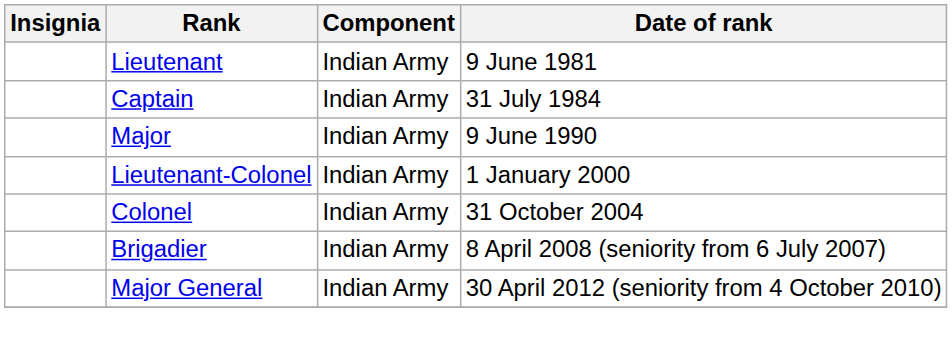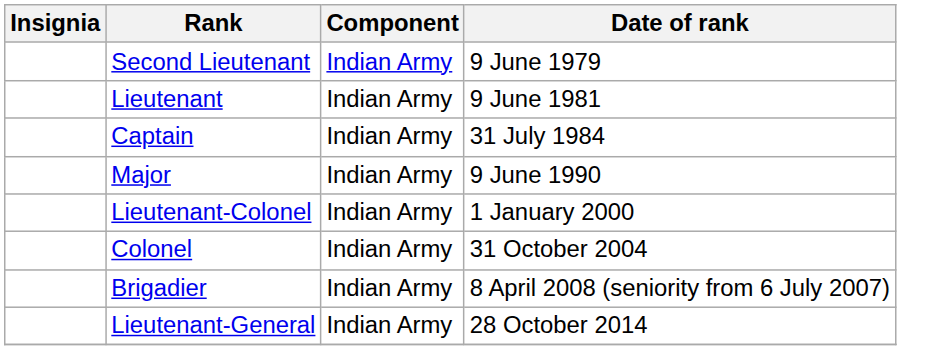+ row: (211, 61)
- row: (187, 288)
+ row: (213, 325)
